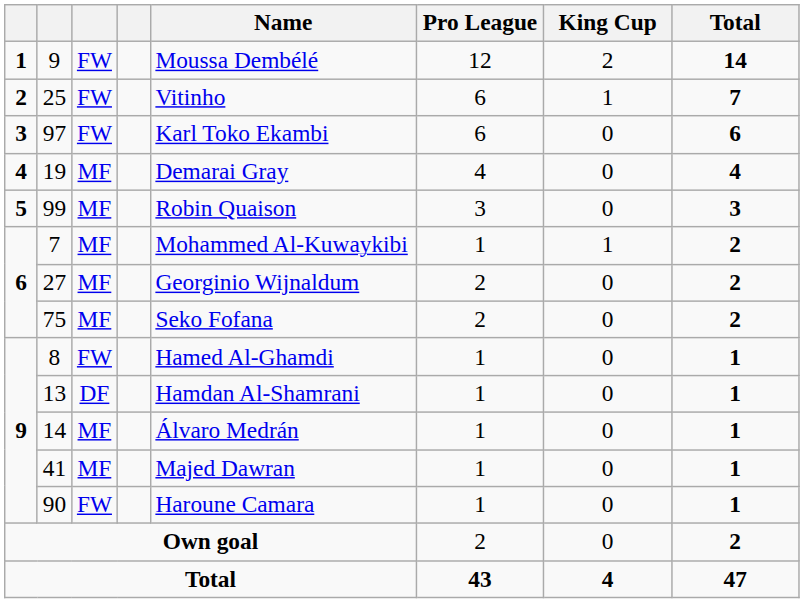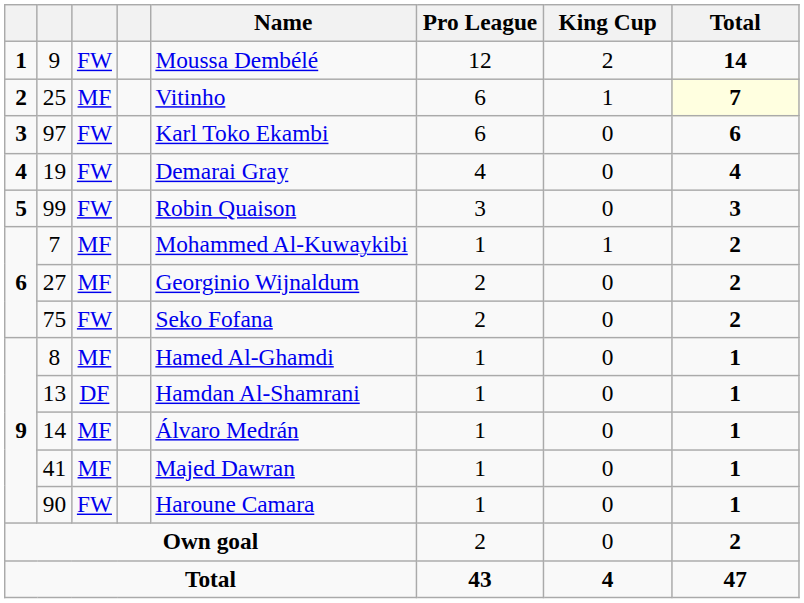(94, 97) FW -> (94, 97) MF
(735, 97) no background -> (735, 97) lightyellow background
(94, 171) MF -> (94, 171) FW
(94, 208) MF -> (94, 208) FW
(94, 319) MF -> (94, 319) FW
(94, 356) FW -> (94, 356) MF
